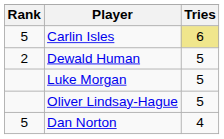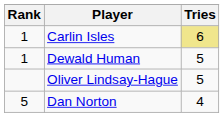(24, 36) 5 -> (24, 36) 1
(24, 58) 2 -> (24, 58) 1
- row: (87, 79)
